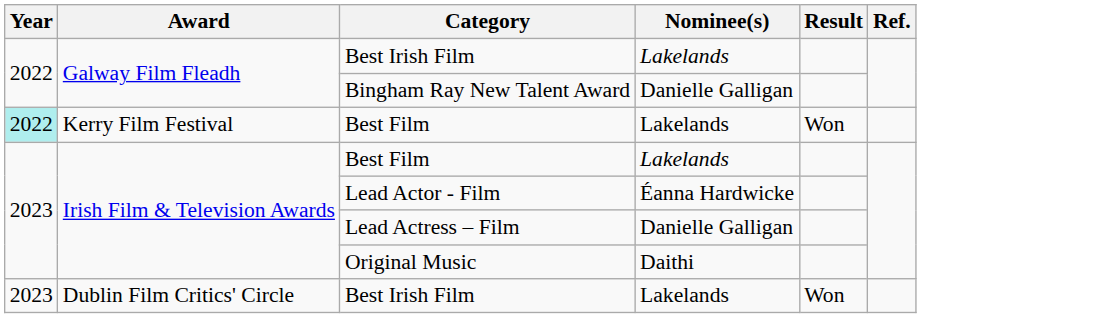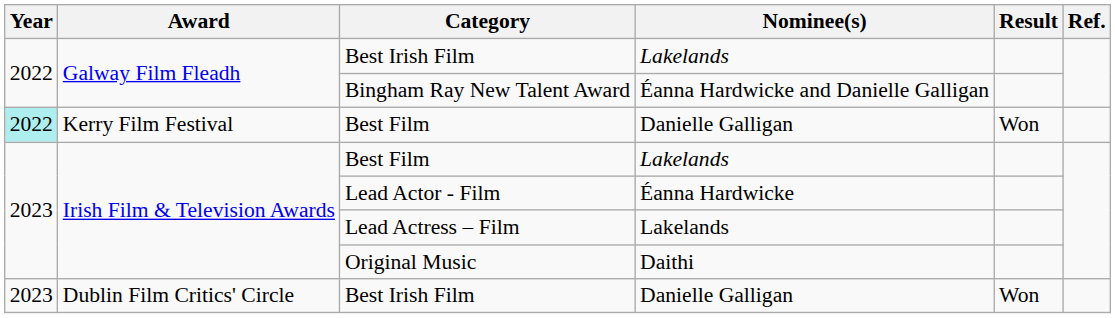(717, 90) Danielle Galligan -> (815, 90) Éanna Hardwicke and Danielle Galligan
(684, 124) Lakelands -> (717, 124) Danielle Galligan
(717, 227) Danielle Galligan -> (684, 227) Lakelands
(684, 295) Lakelands -> (717, 295) Danielle Galligan
